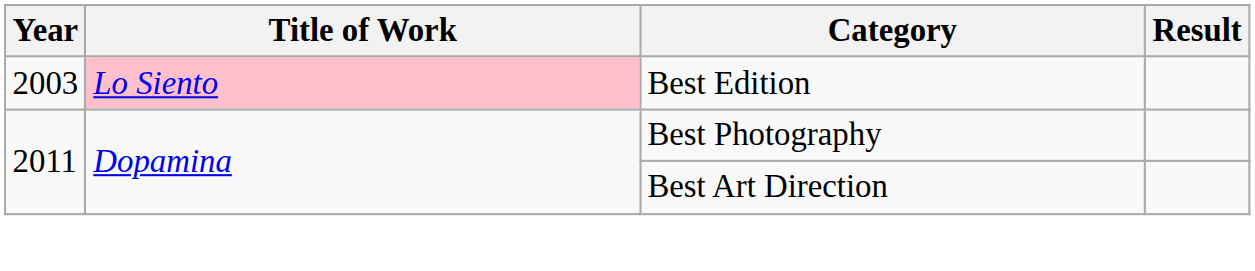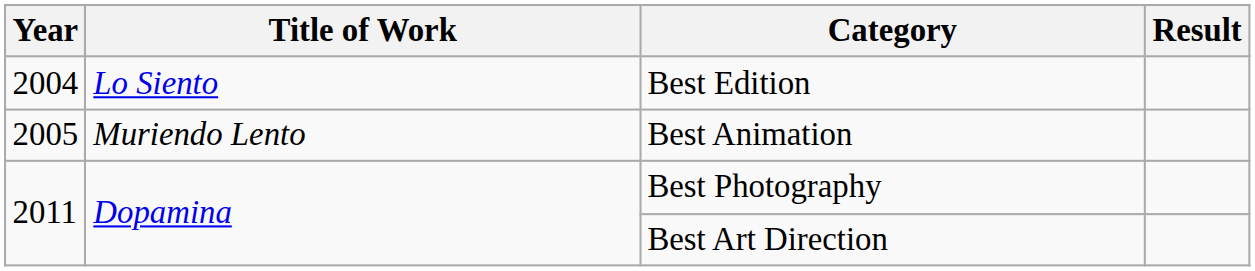(45, 82) 2003 -> (45, 82) 2004
(156, 82) pink background -> (156, 82) no background
+ row: (750, 134)
